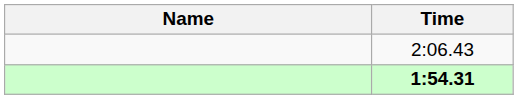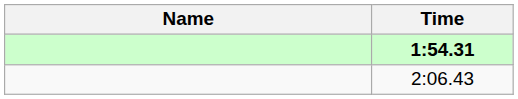rows swapped: (442, 79) <-> (442, 49)
